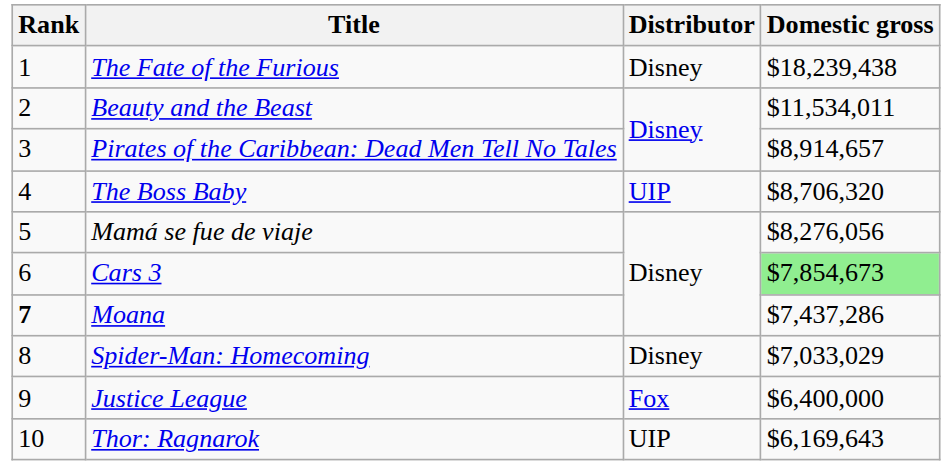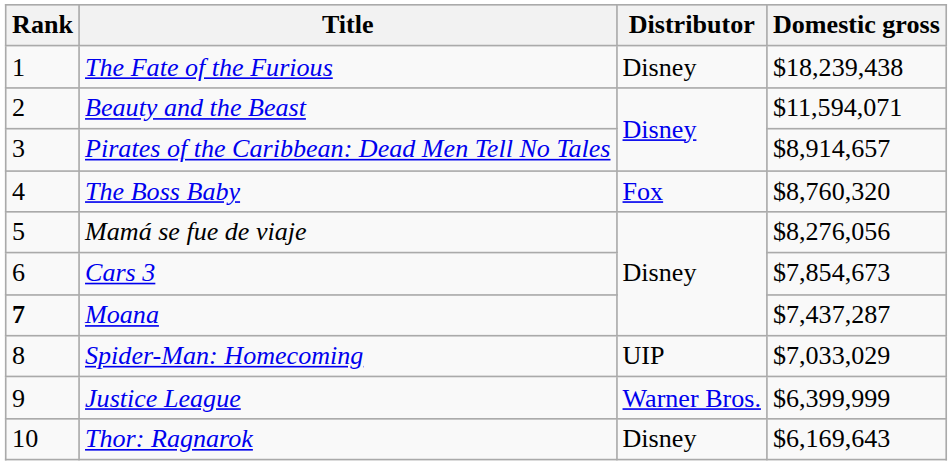(831, 107) $11,534,011 -> (838, 107) $11,594,071
(650, 190) UIP -> (643, 190) Fox
(825, 190) $8,706,320 -> (832, 190) $8,760,320
(825, 273) lightgreen background -> (832, 273) no background
(825, 314) $7,437,286 -> (832, 314) $7,437,287
(666, 356) Disney -> (644, 356) UIP
(649, 397) Fox -> (692, 397) Warner Bros.
(825, 397) $6,400,000 -> (832, 397) $6,399,999
(650, 438) UIP -> (659, 438) Disney
